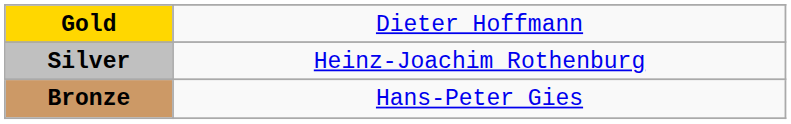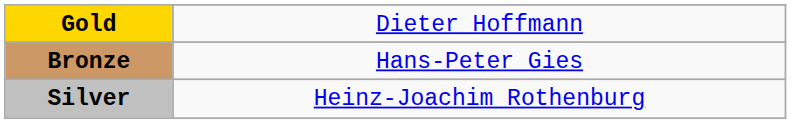rows swapped: (89, 61) <-> (89, 99)
